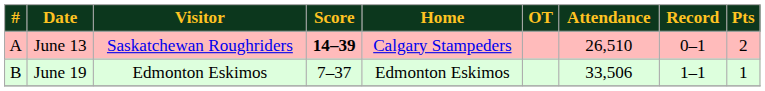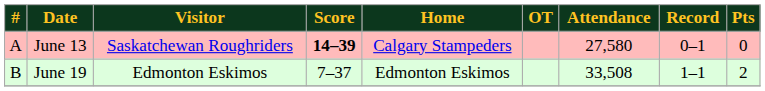(609, 45) 26,510 -> (609, 45) 27,580
(743, 45) 2 -> (743, 45) 0
(609, 72) 33,506 -> (609, 72) 33,508
(743, 72) 1 -> (743, 72) 2
